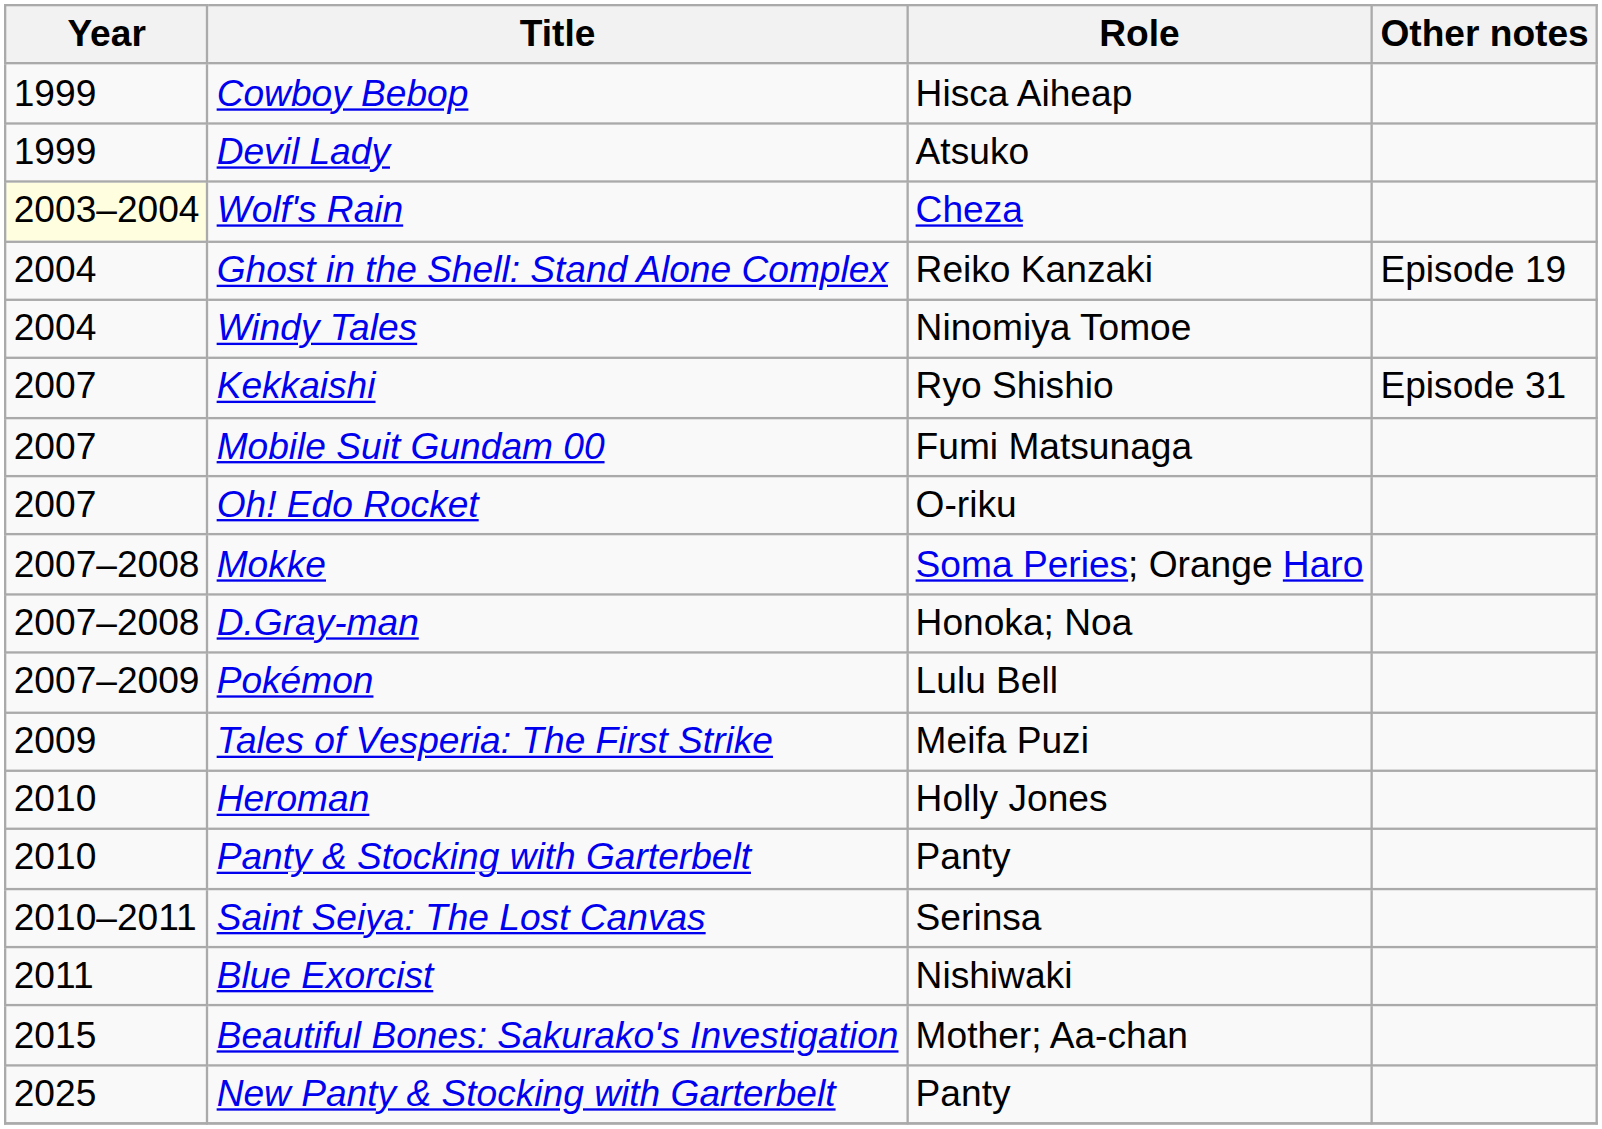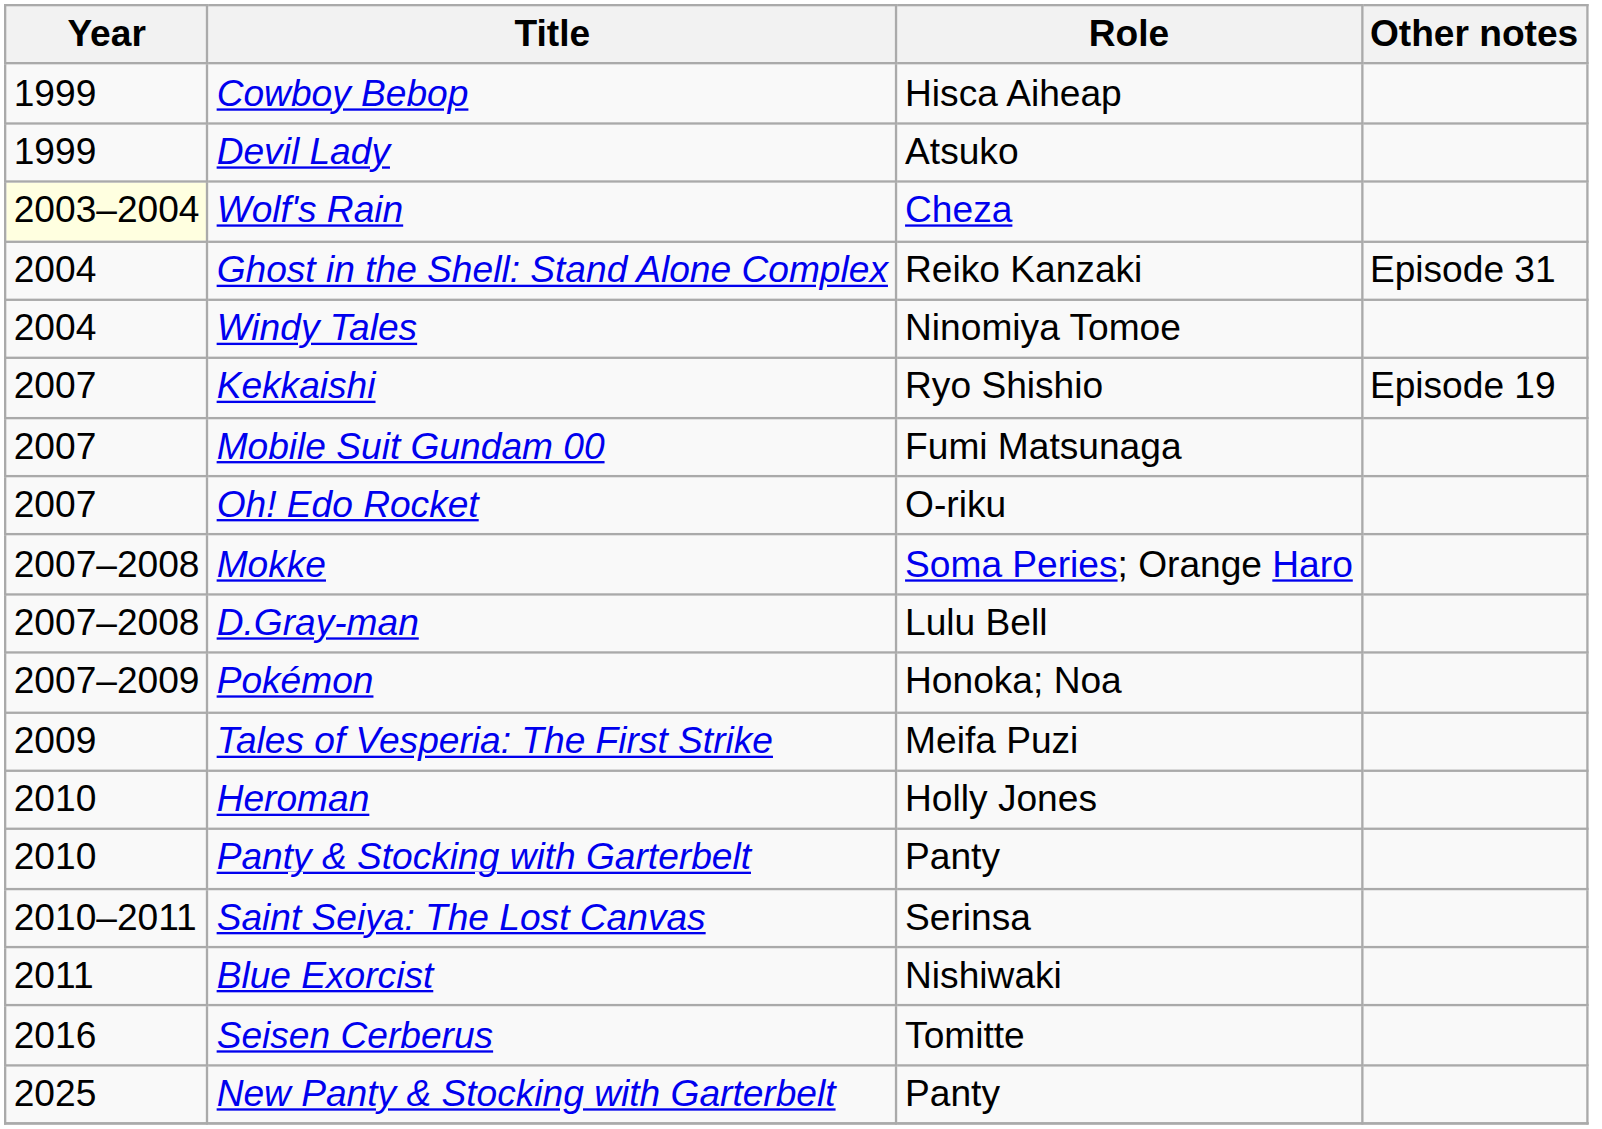(1473, 269) Episode 19 -> (1463, 269) Episode 31
(1473, 387) Episode 31 -> (1463, 387) Episode 19
(1024, 622) Honoka; Noa -> (976, 622) Lulu Bell
(987, 681) Lulu Bell -> (1013, 681) Honoka; Noa
- row: (558, 1034)
+ row: (355, 1034)
